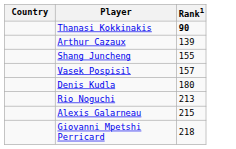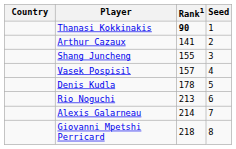+ column: (219, 13)
(187, 42) 139 -> (187, 42) 141
(187, 85) 180 -> (187, 85) 178
(187, 113) 215 -> (187, 113) 214
